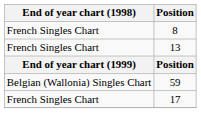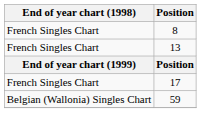rows swapped: (175, 82) <-> (175, 99)
